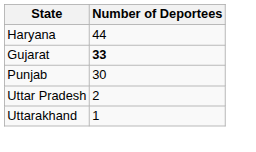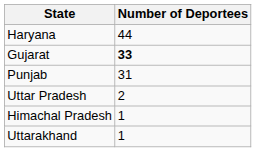(99, 75) 30 -> (125, 75) 31
+ row: (60, 116)
